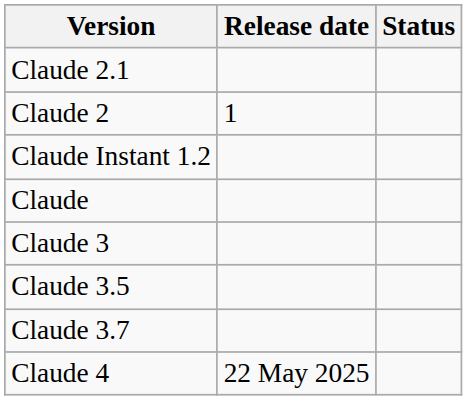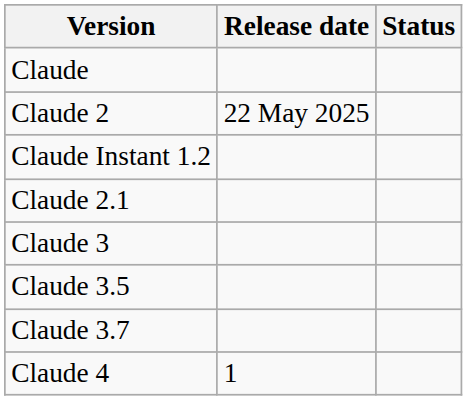rows swapped: (50, 199) <-> (70, 69)
(230, 112) 1 -> (297, 112) 22 May 2025
(297, 373) 22 May 2025 -> (230, 373) 1
